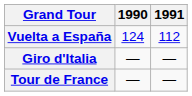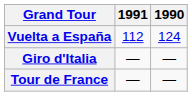columns swapped: (133, 15) <-> (169, 15)
